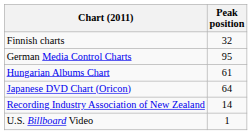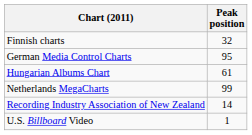- row: (69, 89)
+ row: (58, 89)
